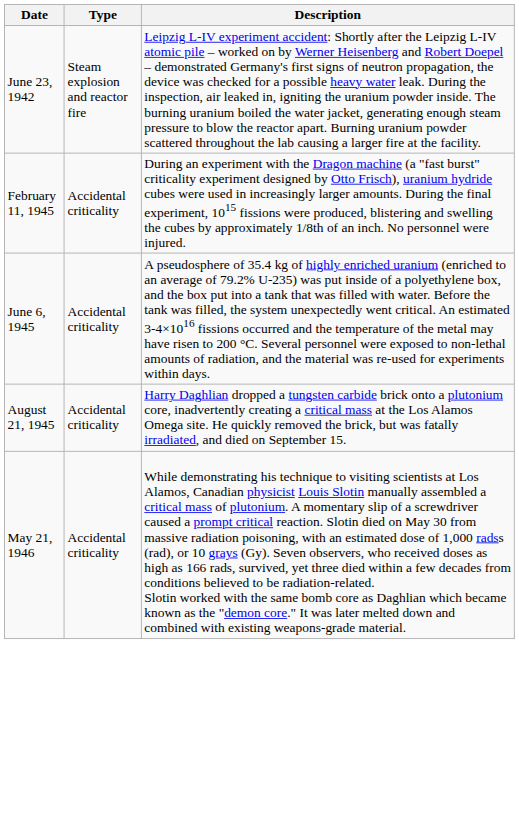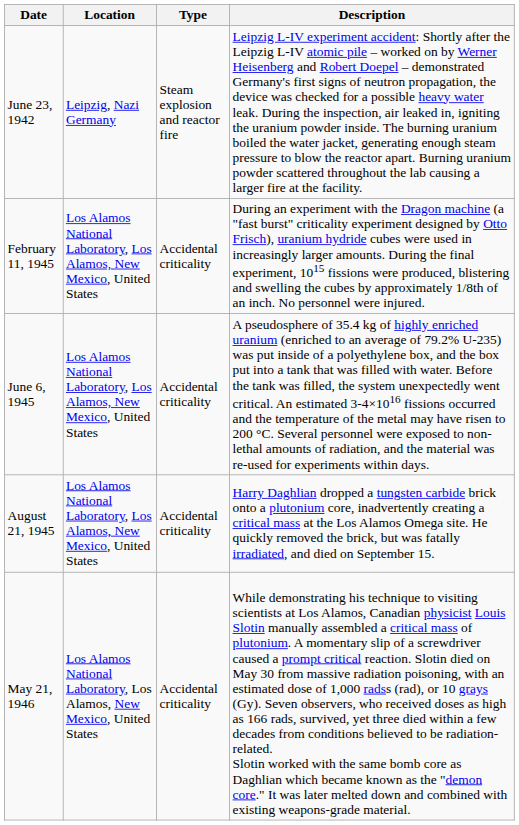+ column: (110, 15)
